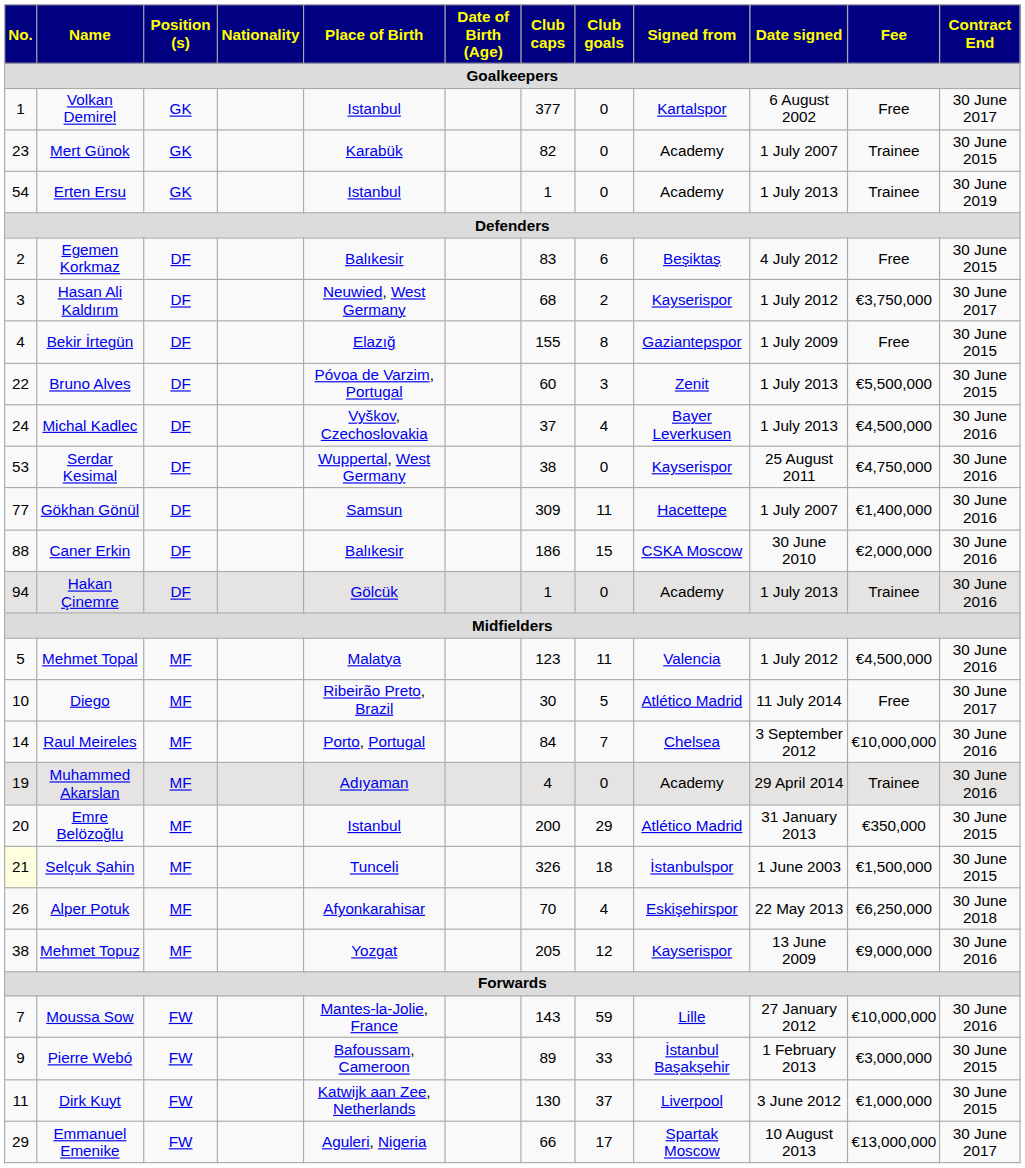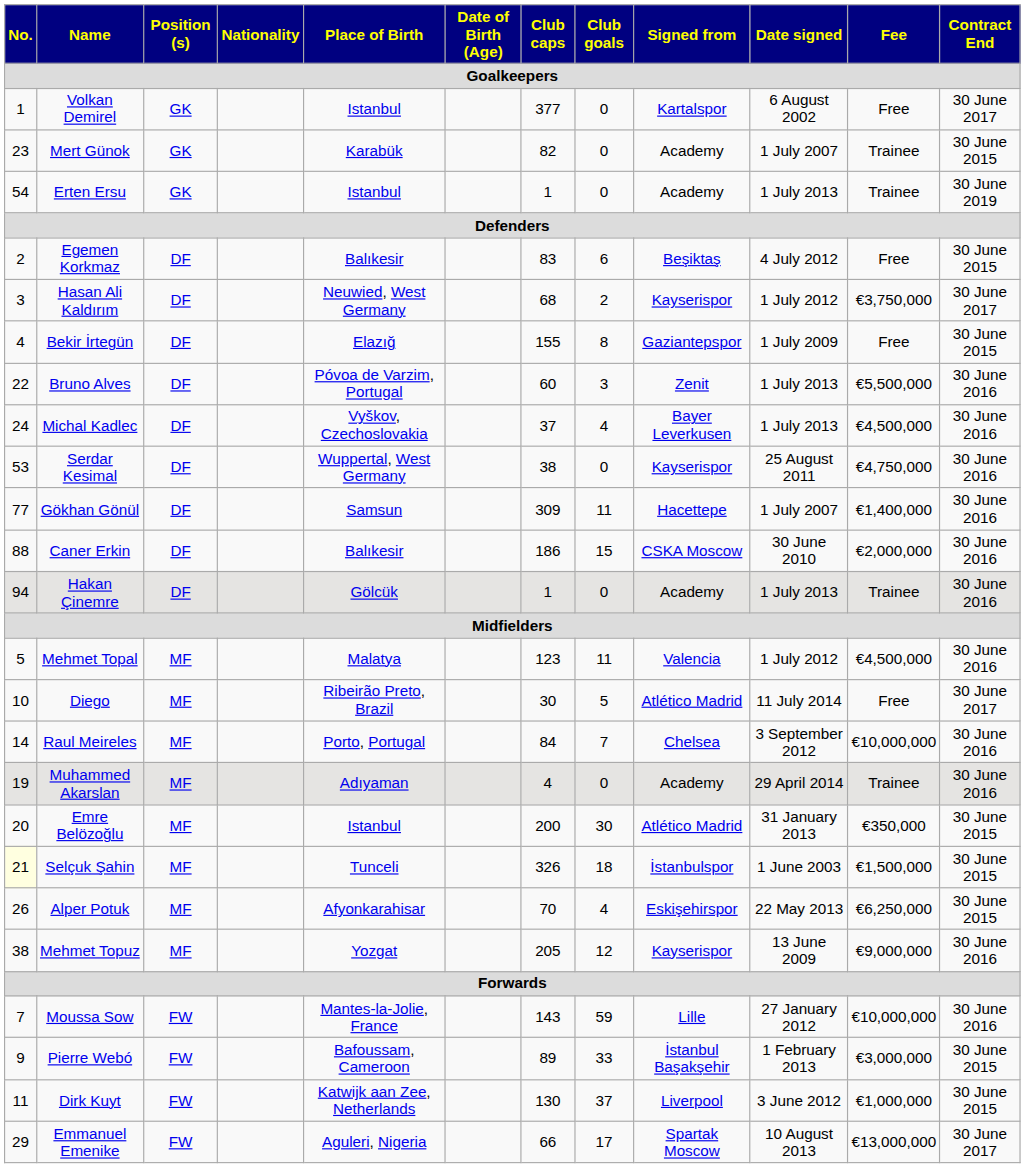(980, 384) 30 June 2015 -> (980, 384) 30 June 2016
(604, 826) 29 -> (604, 826) 30
(980, 909) 30 June 2018 -> (980, 909) 30 June 2015
